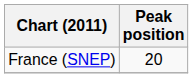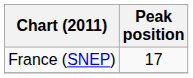(154, 60) 20 -> (154, 60) 17
